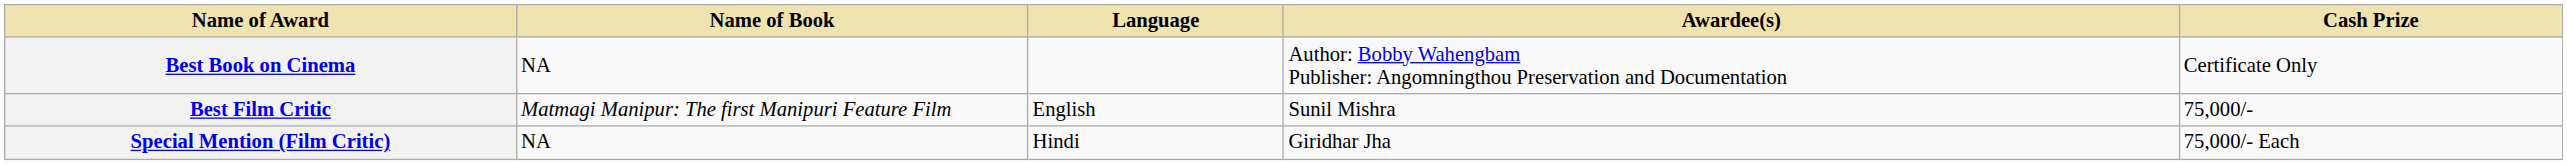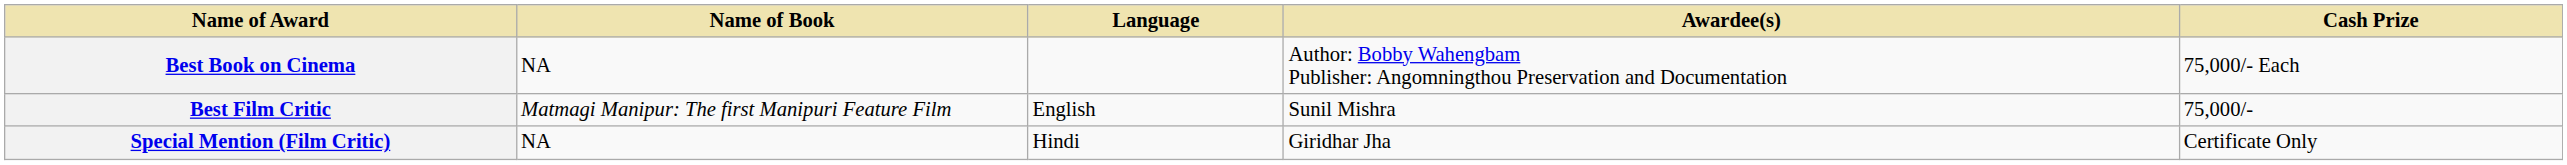(2251, 65) Certificate Only -> (2242, 65) 75,000/- Each
(2242, 142) 75,000/- Each -> (2251, 142) Certificate Only
